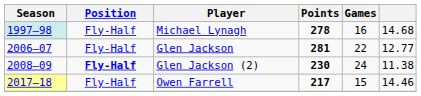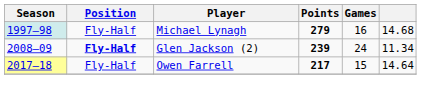(320, 30) 278 -> (320, 30) 279
- row: (195, 48)
(320, 65) 230 -> (320, 48) 239
(398, 65) 11.38 -> (398, 48) 11.34
(398, 83) 14.46 -> (398, 65) 14.64
